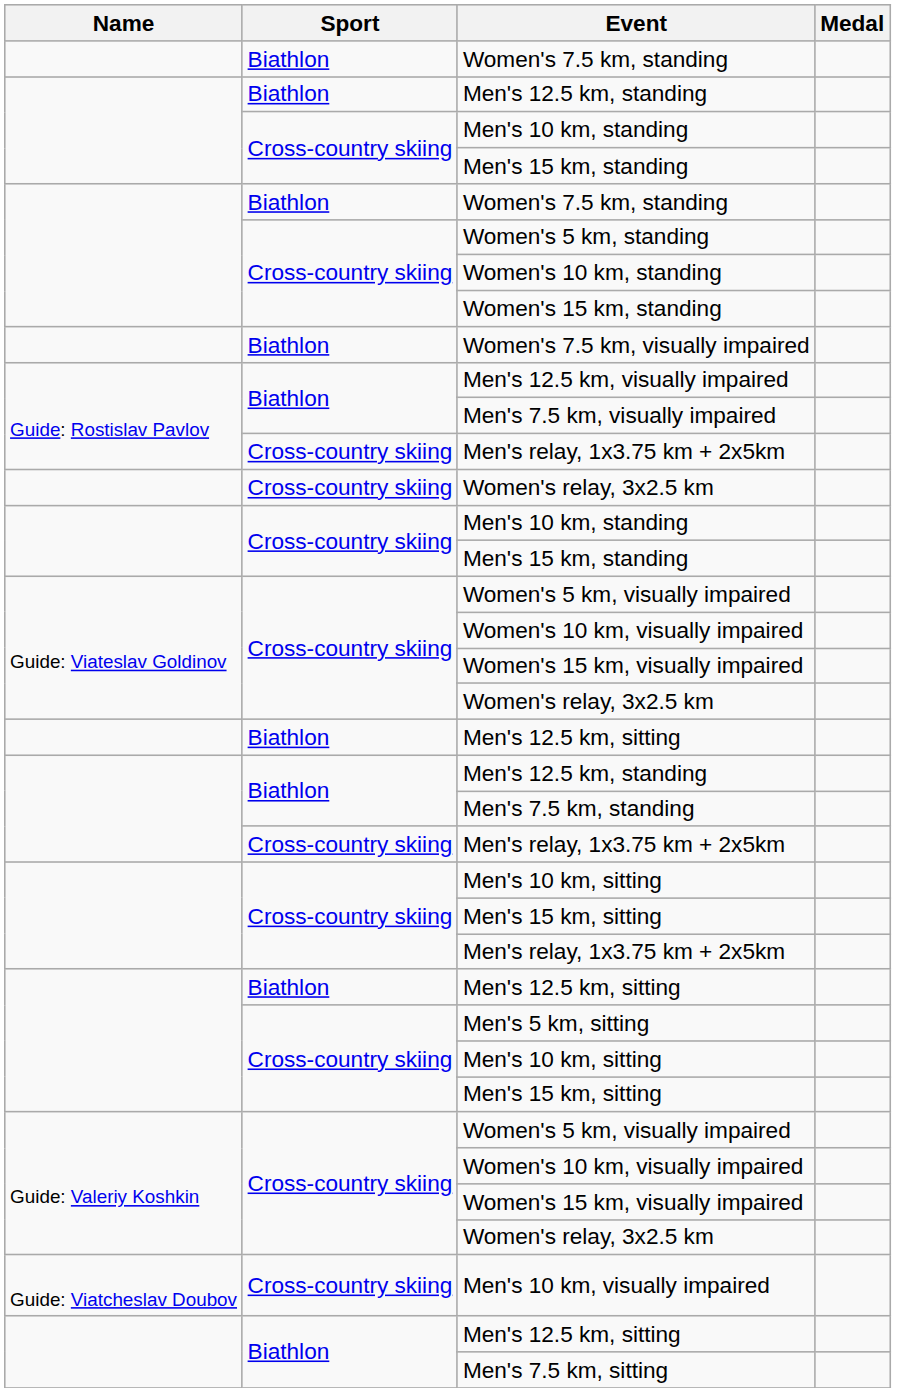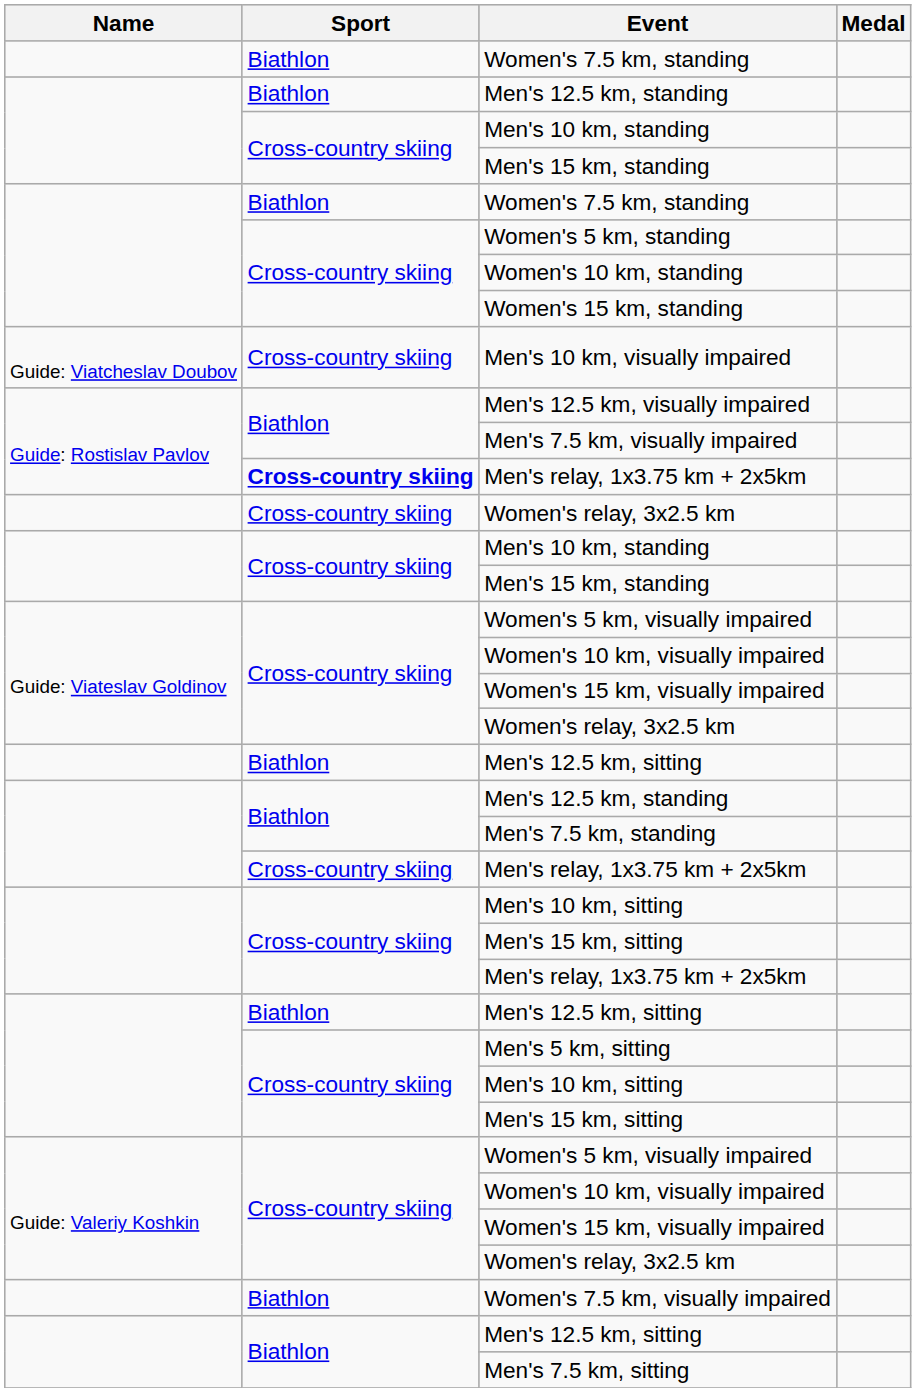rows swapped: (124, 344) <-> (124, 1300)
(350, 452) normal -> (361, 477) bold
